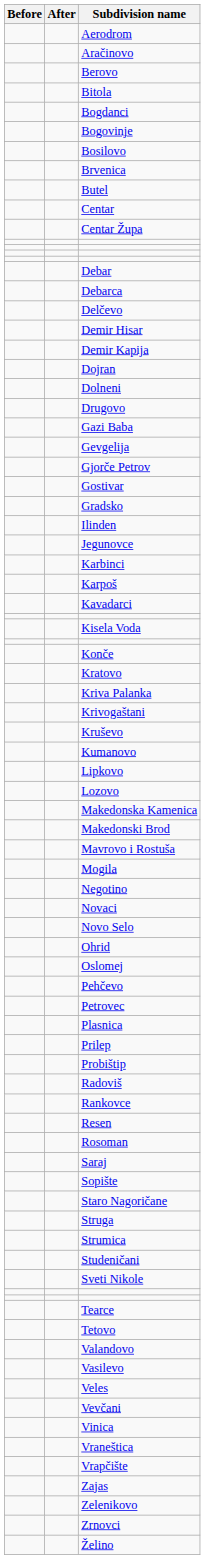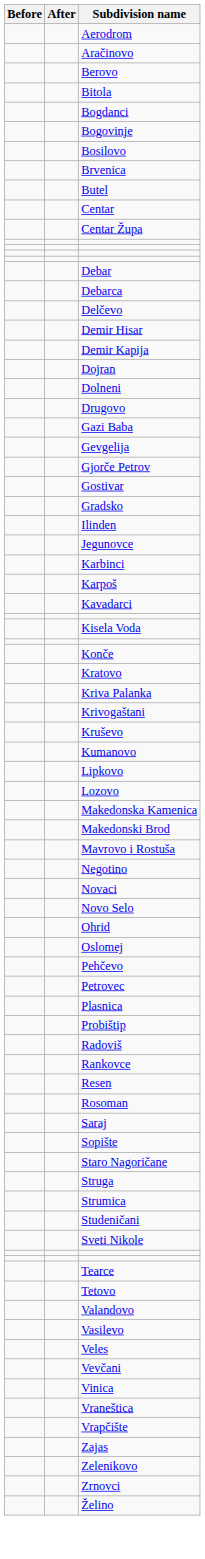- row: (25, 869)
- row: (25, 1045)
